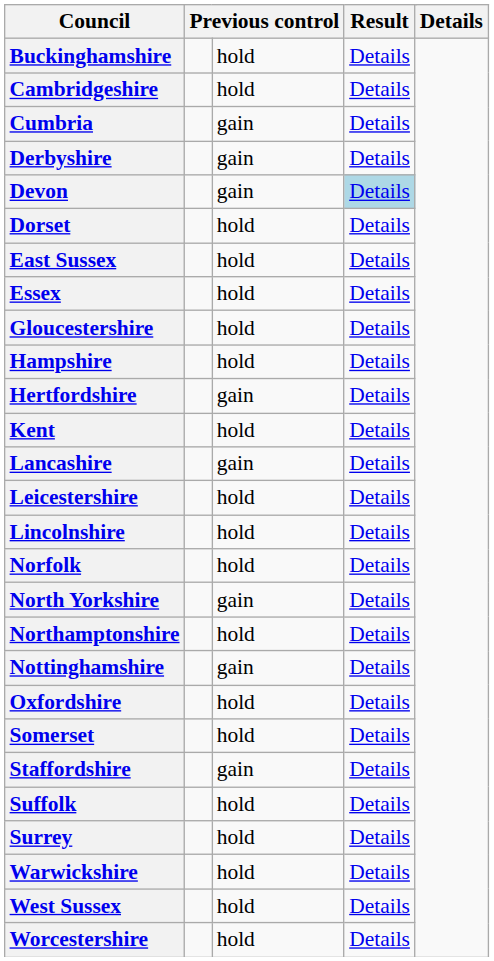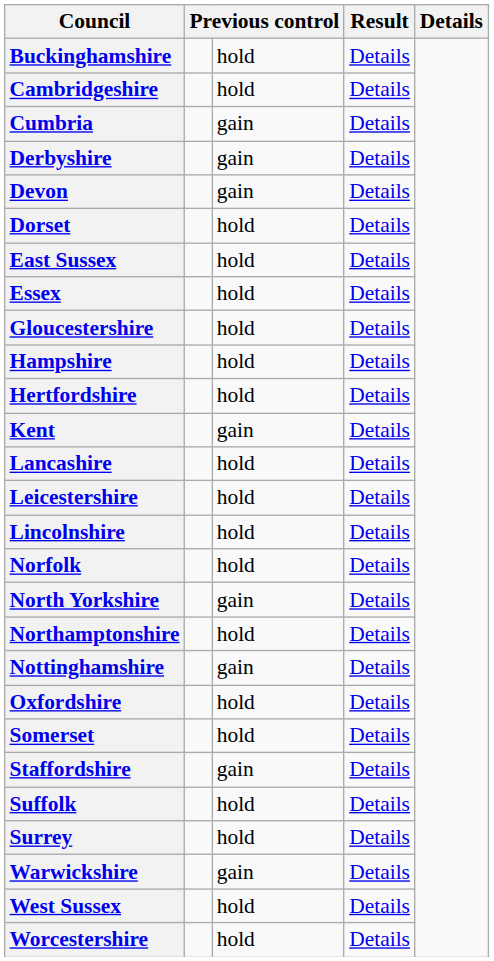(380, 191) lightblue background -> (380, 191) no background
(235, 395) gain -> (236, 395) hold
(236, 429) hold -> (235, 429) gain
(235, 463) gain -> (236, 463) hold
(236, 871) hold -> (235, 871) gain
